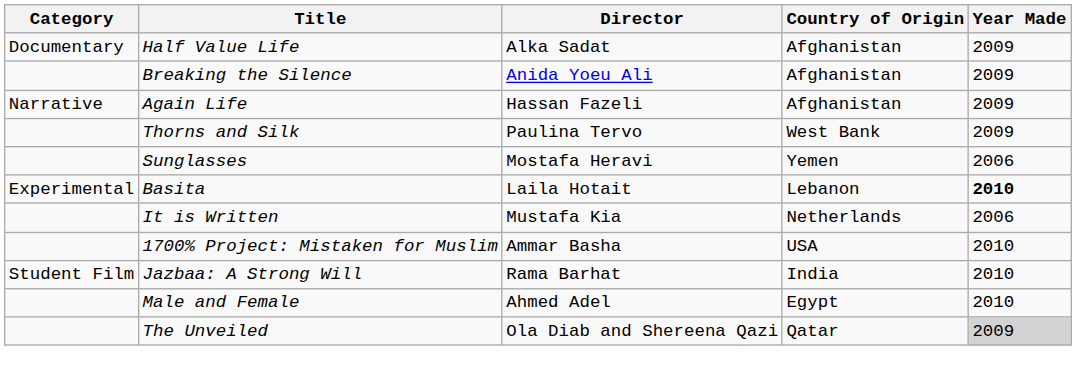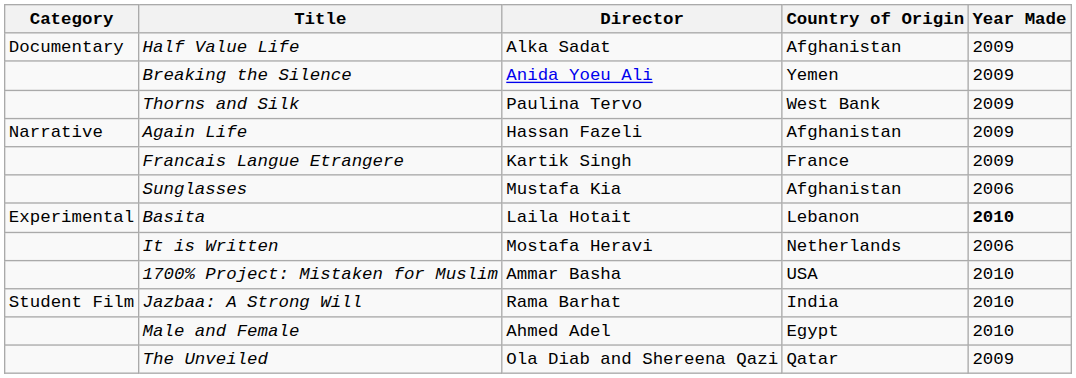(844, 76) Afghanistan -> (813, 76) Yemen
rows swapped: (221, 132) <-> (195, 104)
+ row: (273, 161)
(579, 161) Mostafa Heravi -> (564, 189) Mustafa Kia
(813, 161) Yemen -> (844, 189) Afghanistan
(564, 218) Mustafa Kia -> (579, 246) Mostafa Heravi
(993, 331) lightgrey background -> (993, 360) no background
